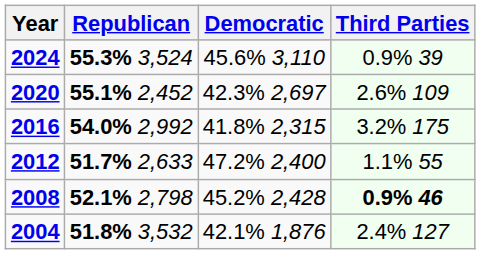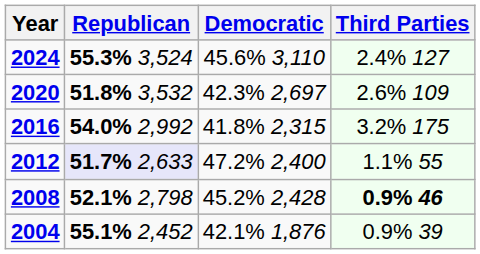(403, 58) 0.9% 39 -> (403, 58) 2.4% 127
(131, 92) 55.1% 2,452 -> (131, 92) 51.8% 3,532
(131, 162) no background -> (131, 162) lavender background
(131, 231) 51.8% 3,532 -> (131, 231) 55.1% 2,452
(403, 231) 2.4% 127 -> (403, 231) 0.9% 39
